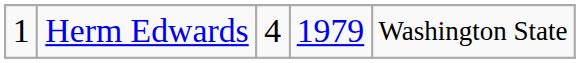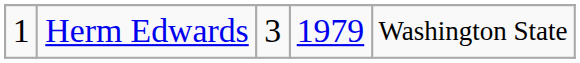(273, 31) 4 -> (273, 31) 3
